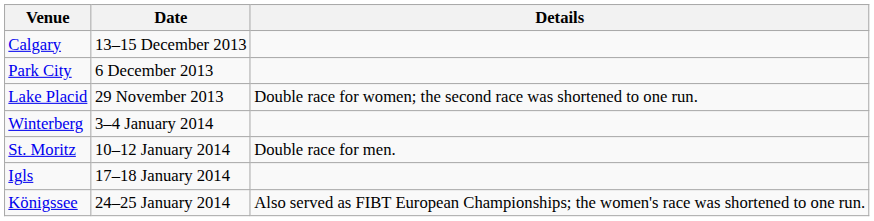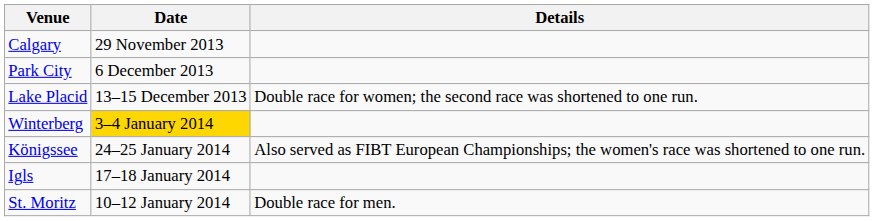(171, 44) 13–15 December 2013 -> (159, 44) 29 November 2013
(159, 96) 29 November 2013 -> (171, 96) 13–15 December 2013
(154, 123) no background -> (154, 123) gold background
rows swapped: (42, 149) <-> (43, 202)
